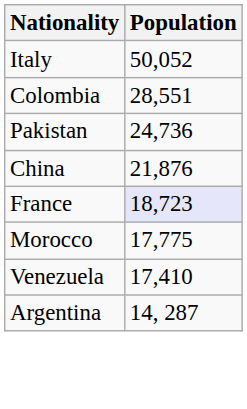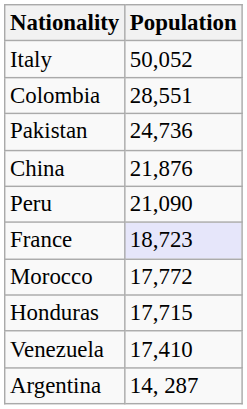+ row: (31, 204)
(161, 240) 17,775 -> (161, 276) 17,772
+ row: (54, 312)
